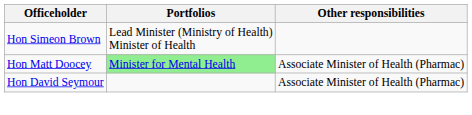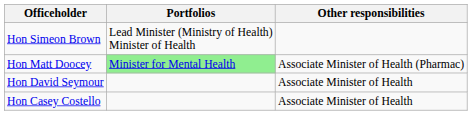(371, 82) Associate Minister of Health (Pharmac) -> (345, 82) Associate Minister of Health
+ row: (54, 100)
